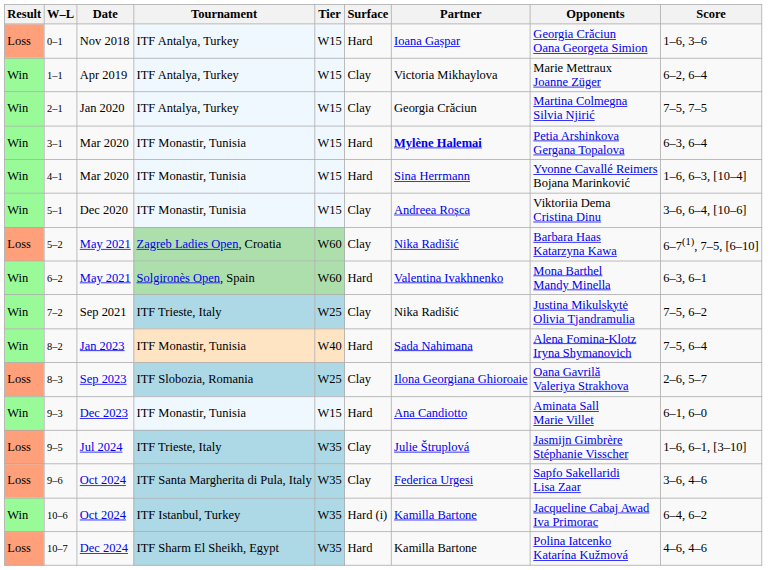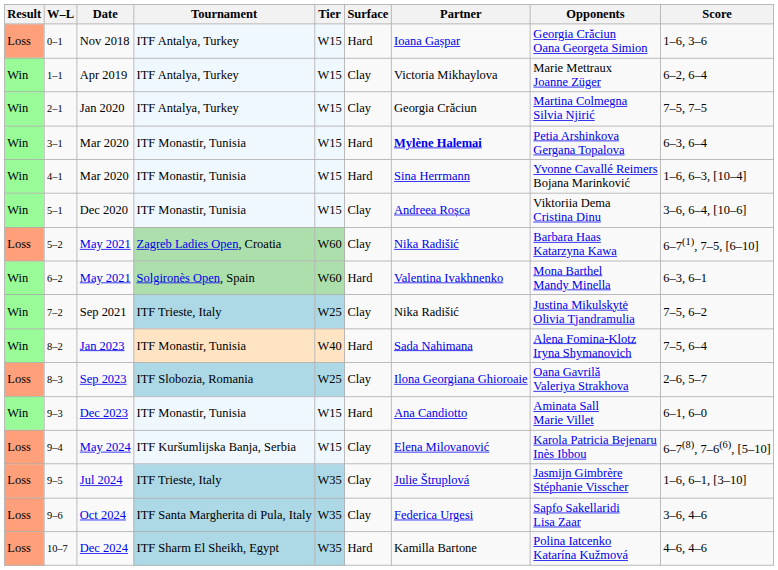+ row: (55, 447)
- row: (57, 515)
